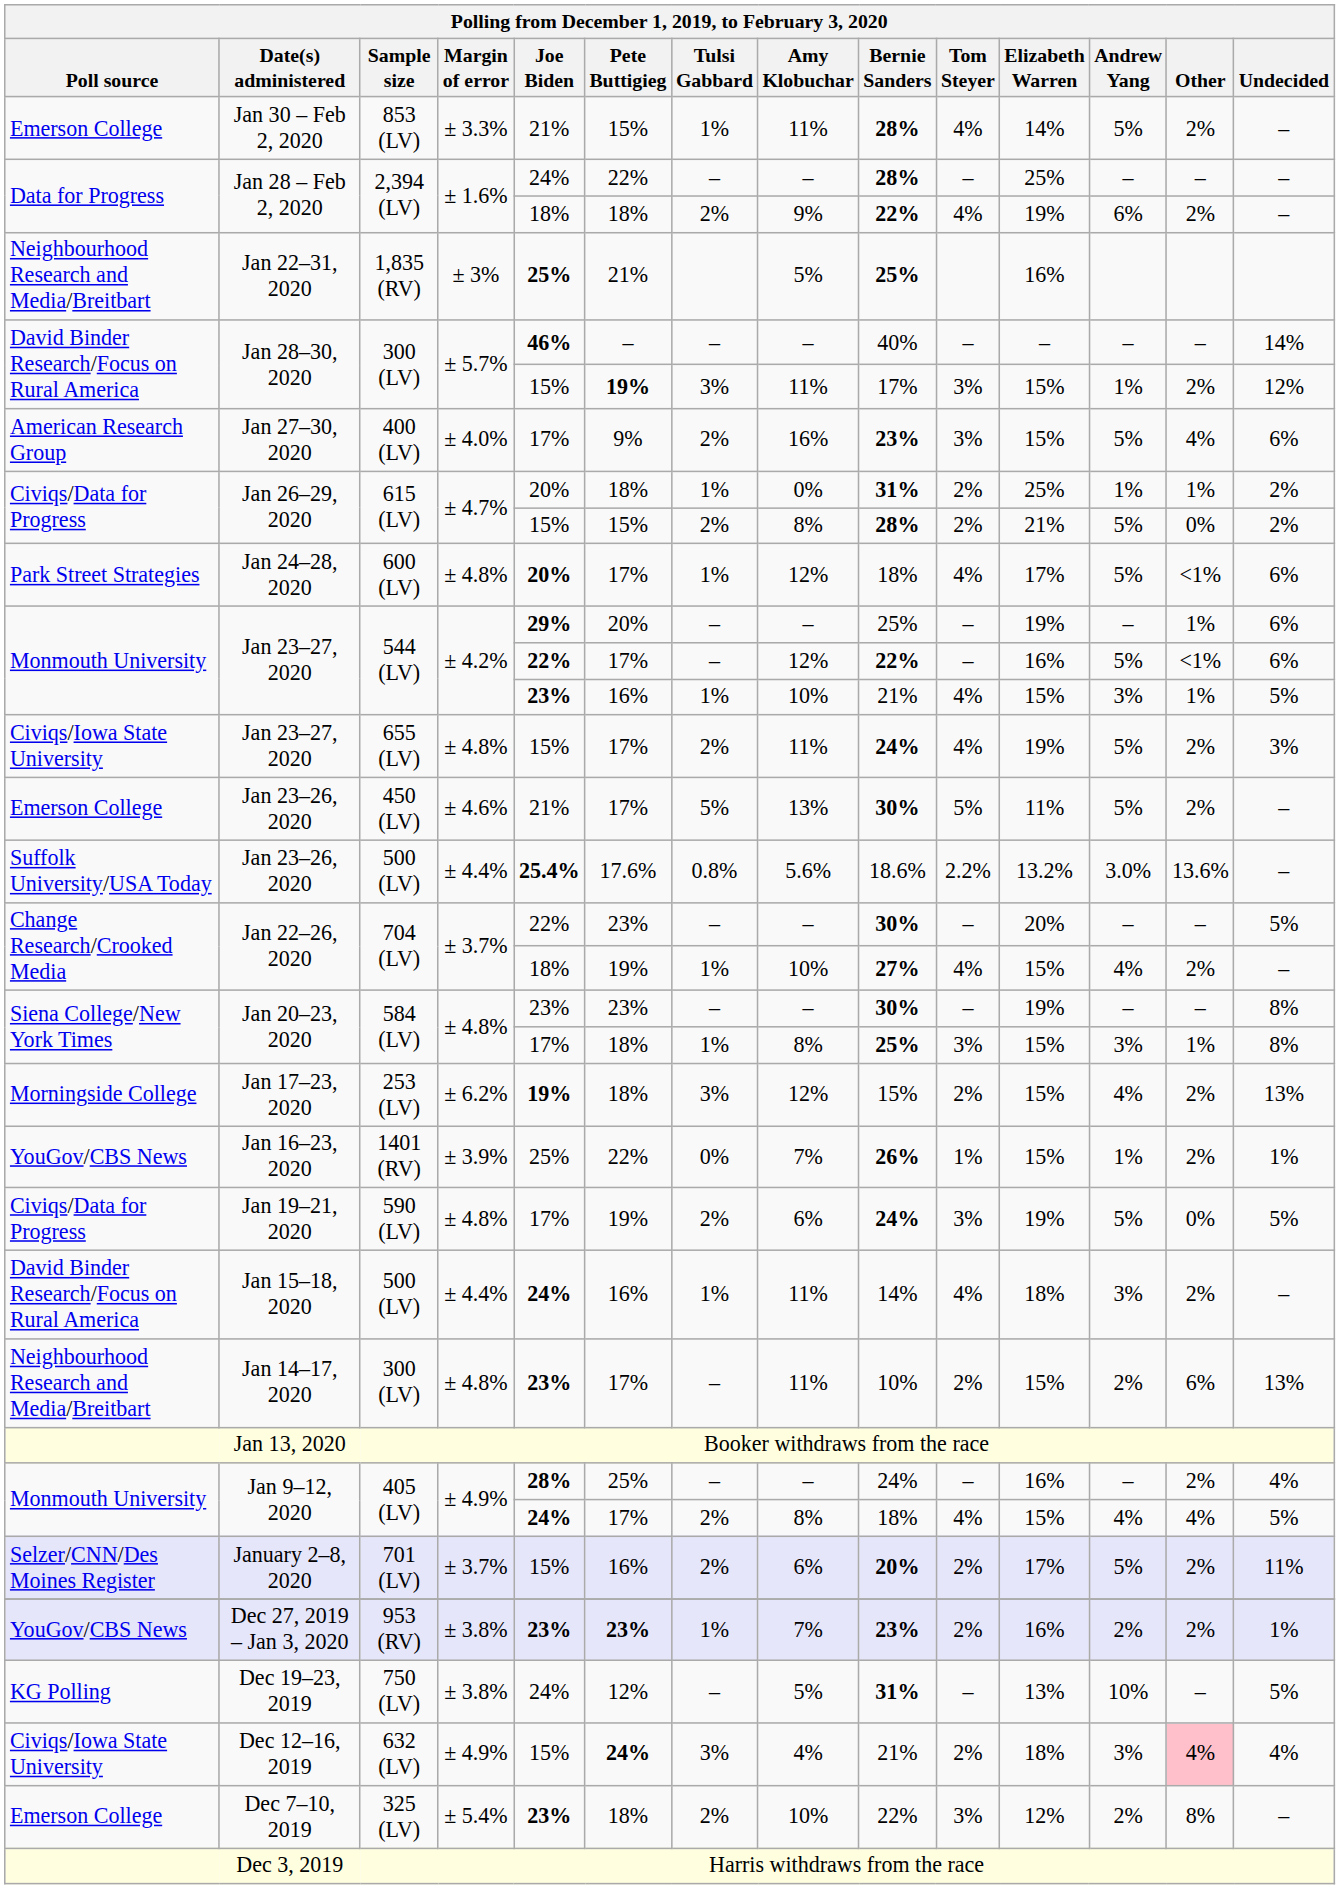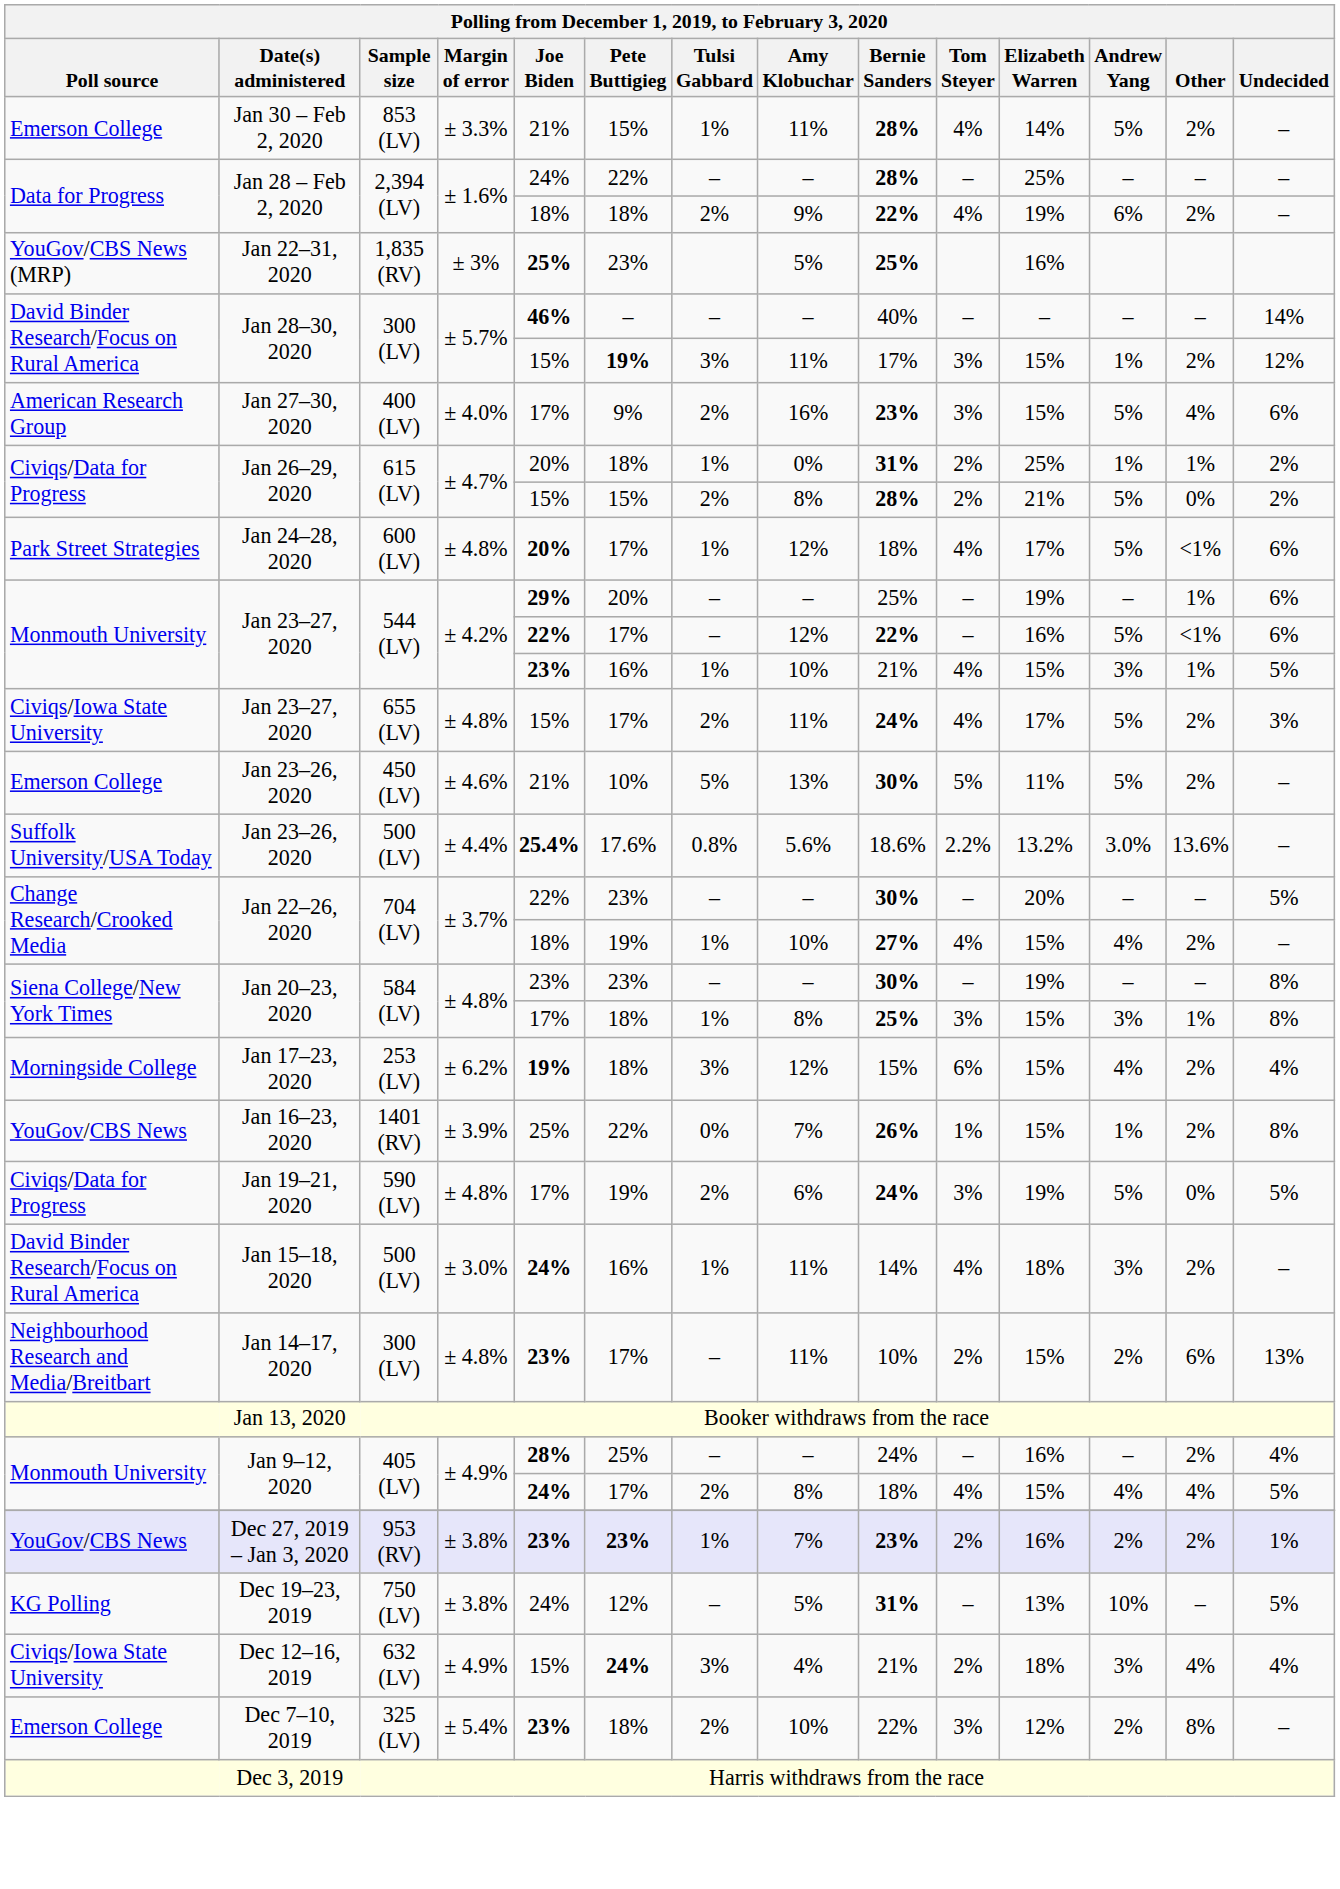(80, 276) Neighbourhood Research and Media/Breitbart -> (98, 263) YouGov/CBS News (MRP)
(628, 276) 21% -> (628, 263) 23%
(1045, 746) 19% -> (1045, 720) 17%
(628, 808) 17% -> (628, 782) 10%
(968, 1094) 2% -> (968, 1068) 6%
(1284, 1094) 13% -> (1284, 1068) 4%
(1284, 1156) 1% -> (1284, 1130) 8%
(476, 1294) ± 4.4% -> (476, 1268) ± 3.0%
- row: (290, 1567)
(1200, 1754) pink background -> (1200, 1665) no background
